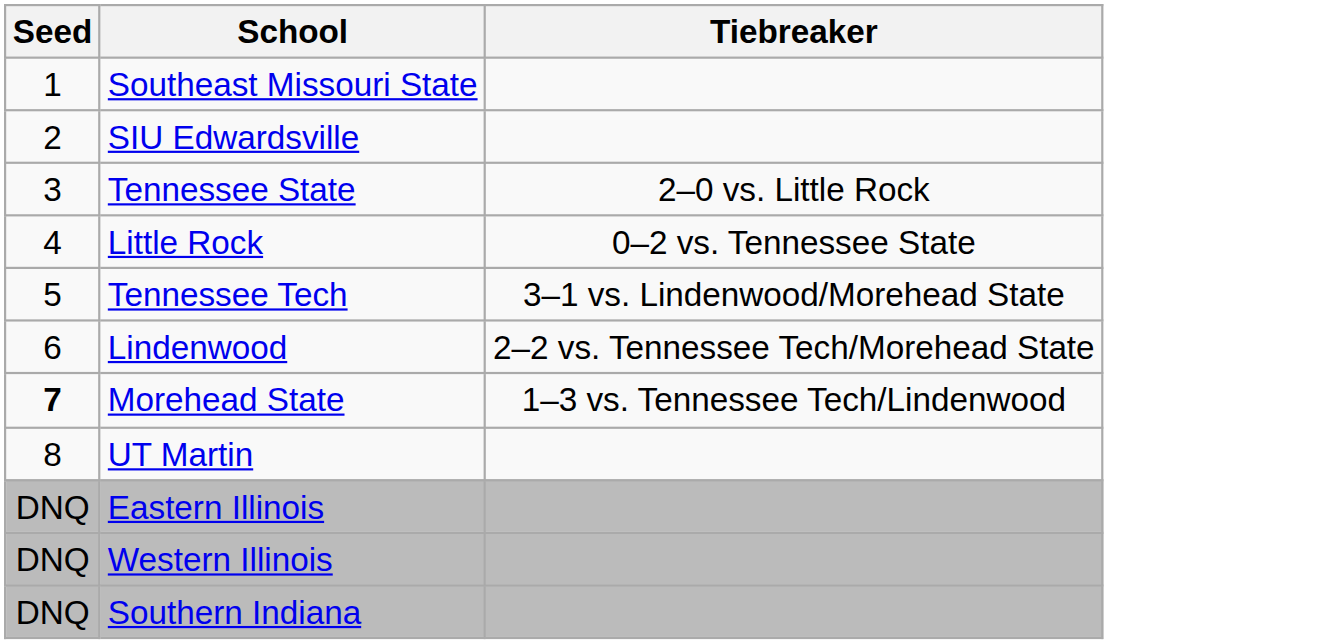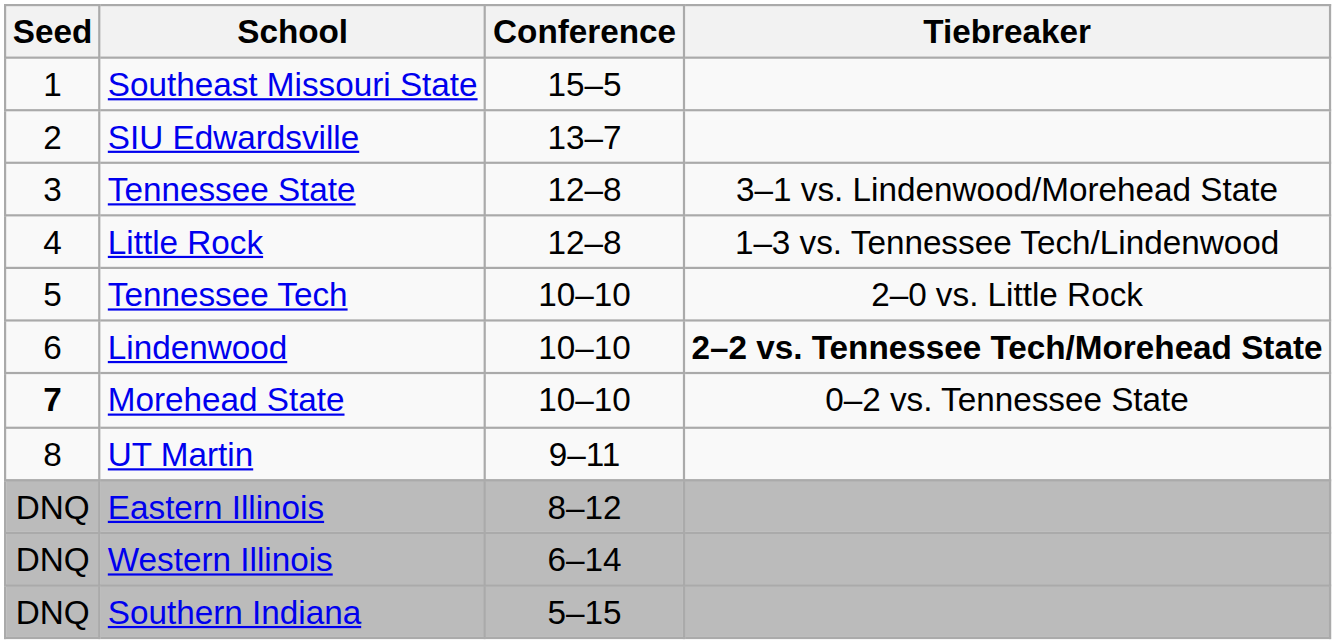+ column: (585, 32)
(794, 190) 2–0 vs. Little Rock -> (1007, 190) 3–1 vs. Lindenwood/Morehead State
(794, 242) 0–2 vs. Tennessee State -> (1007, 242) 1–3 vs. Tennessee Tech/Lindenwood
(794, 295) 3–1 vs. Lindenwood/Morehead State -> (1007, 295) 2–0 vs. Little Rock
(794, 348) normal -> (1007, 348) bold
(794, 401) 1–3 vs. Tennessee Tech/Lindenwood -> (1007, 401) 0–2 vs. Tennessee State
